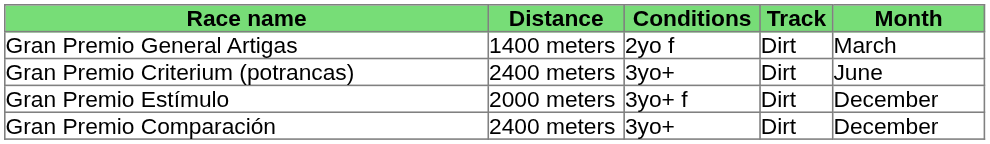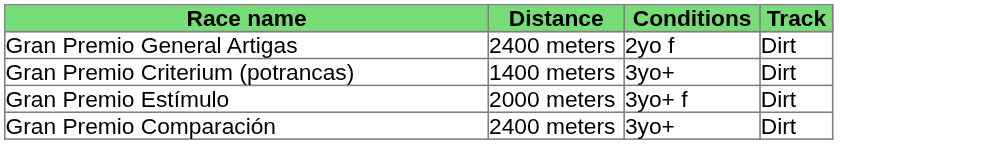- column: (909, 18)
(552, 45) 1400 meters -> (552, 45) 2400 meters
(552, 72) 2400 meters -> (552, 72) 1400 meters
